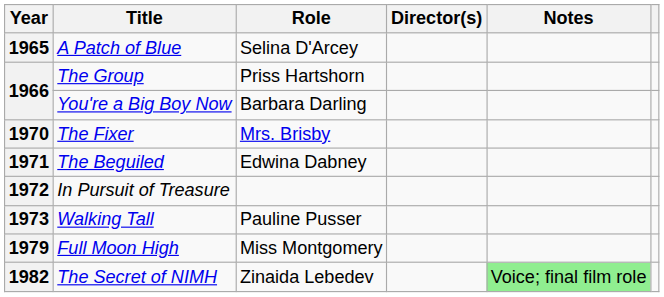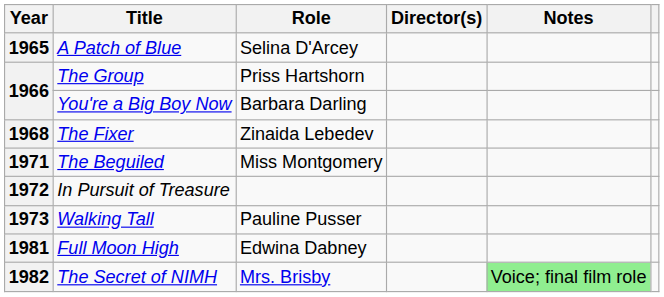(29, 133) 1970 -> (29, 133) 1968
(285, 133) Mrs. Brisby -> (307, 133) Zinaida Lebedev
(303, 162) Edwina Dabney -> (311, 162) Miss Montgomery
(29, 248) 1979 -> (29, 248) 1981
(311, 248) Miss Montgomery -> (303, 248) Edwina Dabney
(307, 276) Zinaida Lebedev -> (285, 276) Mrs. Brisby
